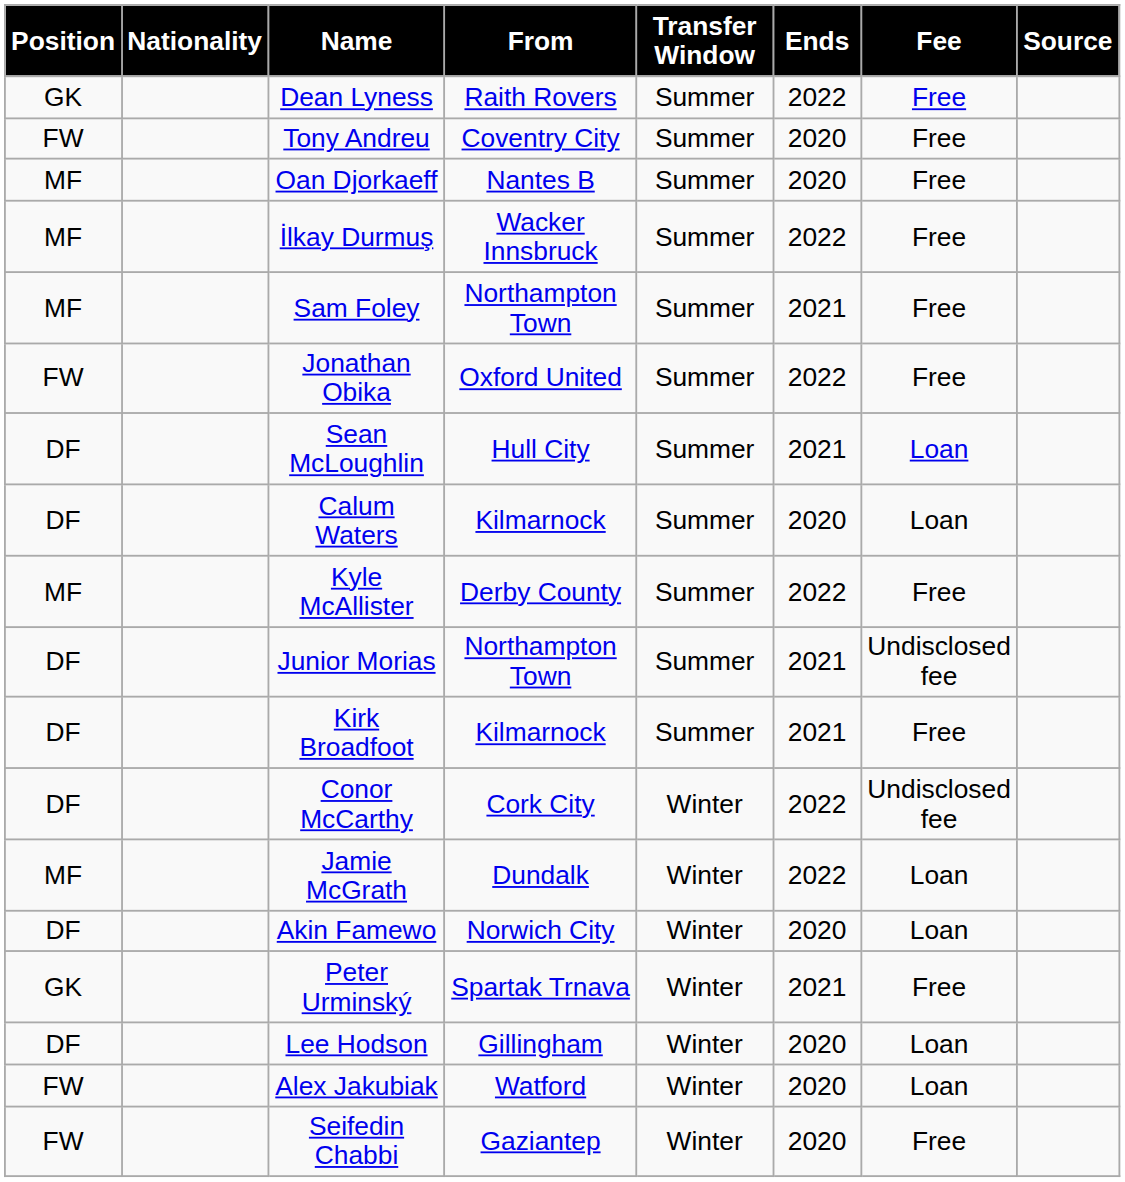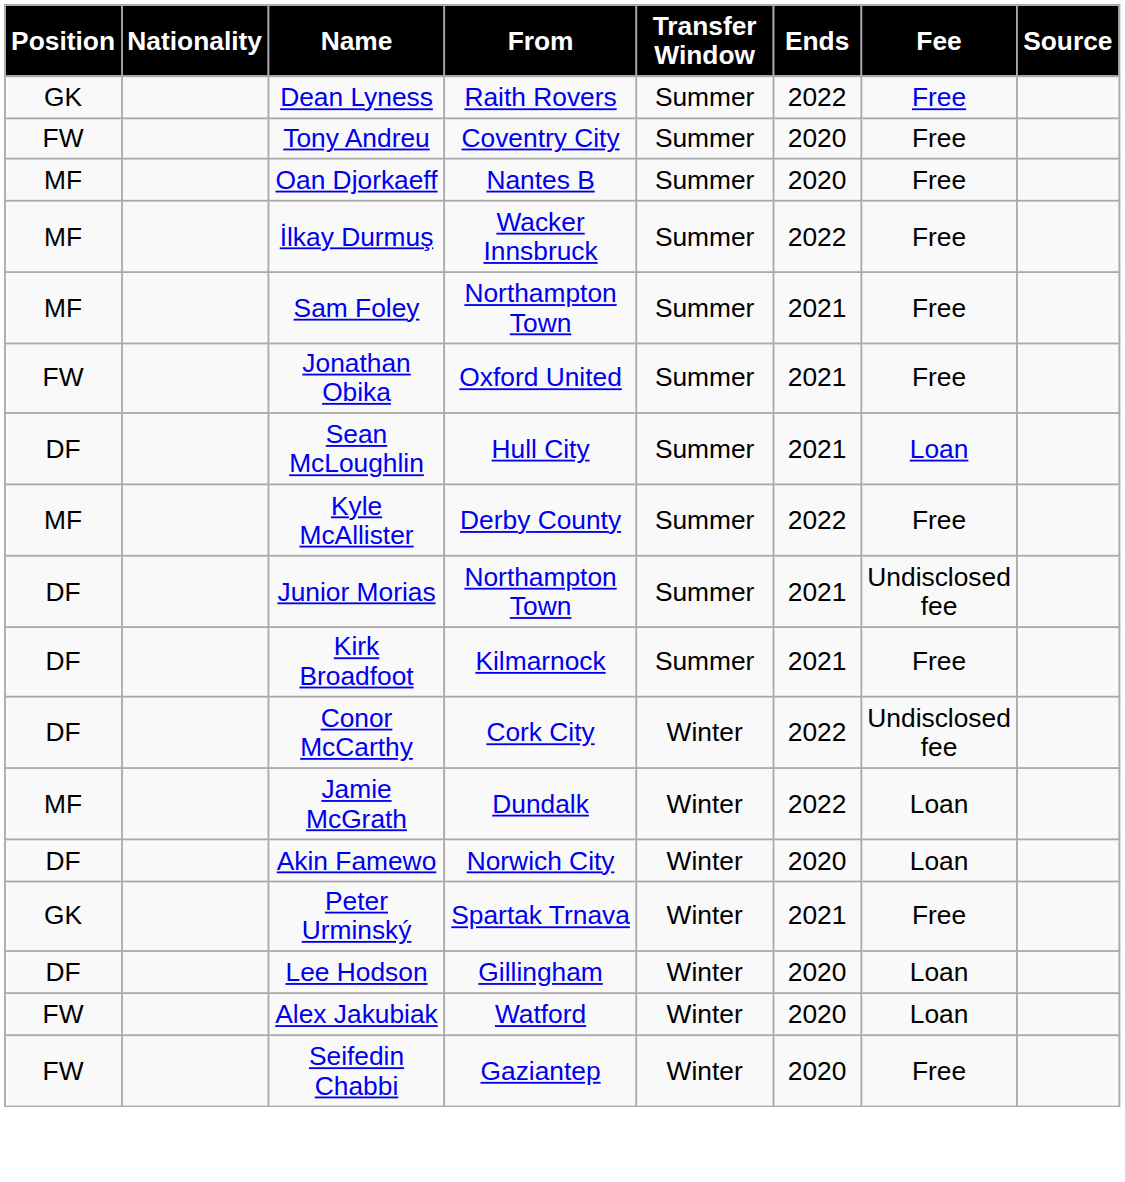(817, 378) 2022 -> (817, 378) 2021
- row: (357, 520)
